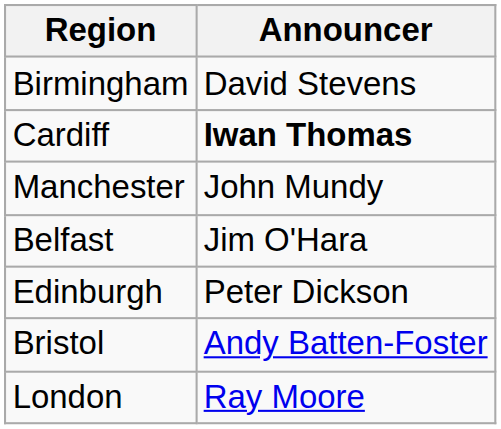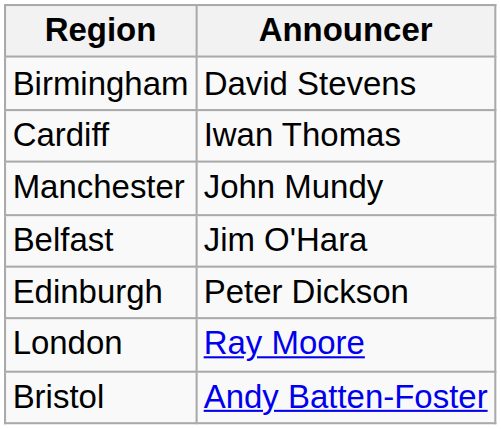(308, 135) bold -> (302, 135) normal
rows swapped: (68, 396) <-> (58, 344)
